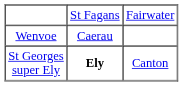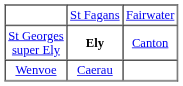rows swapped: (36, 63) <-> (36, 35)
